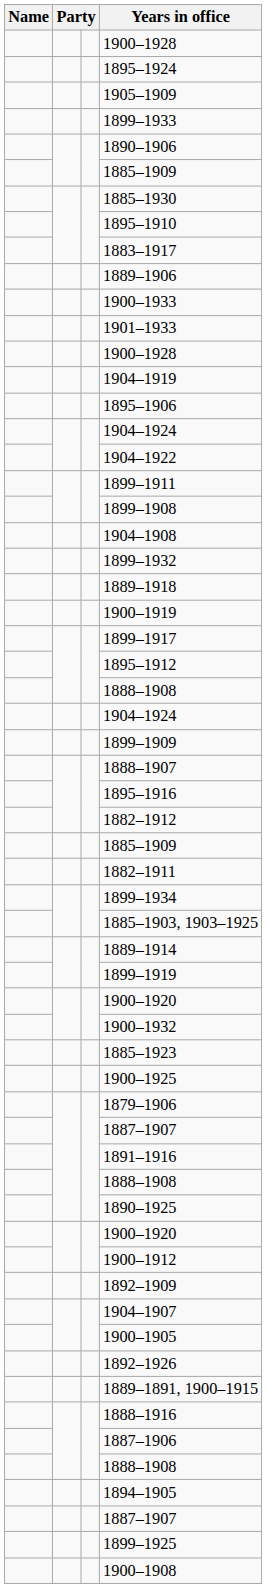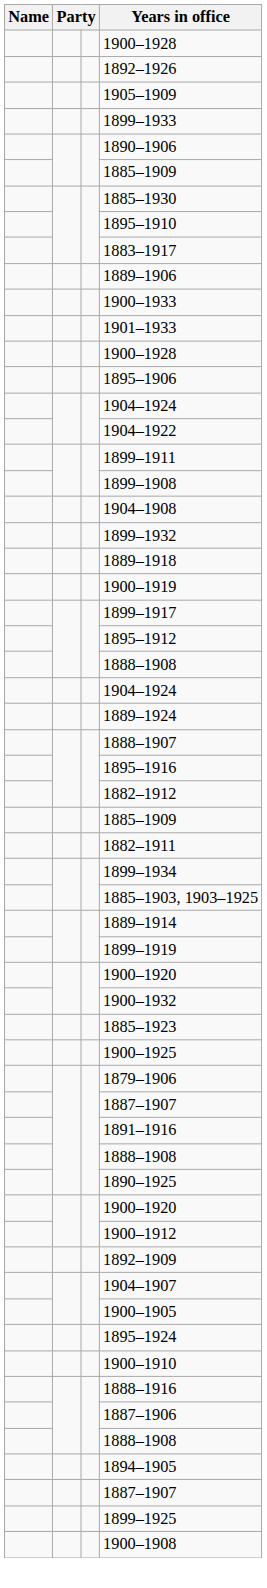rows swapped: (29, 1363) <-> (29, 69)
- row: (29, 380)
- row: (29, 742)
+ row: (29, 716)
+ row: (29, 1363)
- row: (29, 1389)
